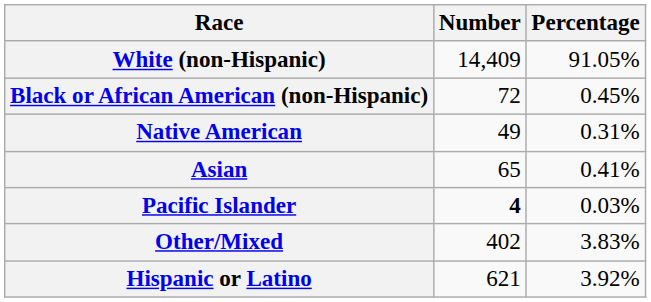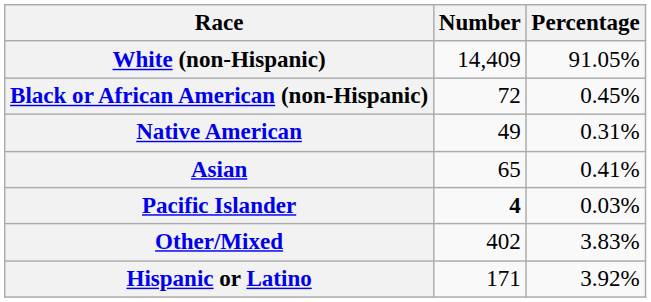(503, 278) 621 -> (503, 278) 171
